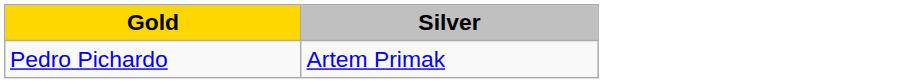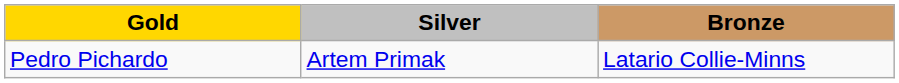+ column: (746, 22)
